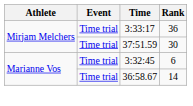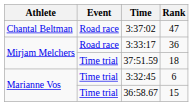+ row: (141, 29)
(99, 29) Time trial -> (99, 45) Road race
(173, 45) 30 -> (174, 61) 18
(173, 77) 14 -> (174, 93) 15
